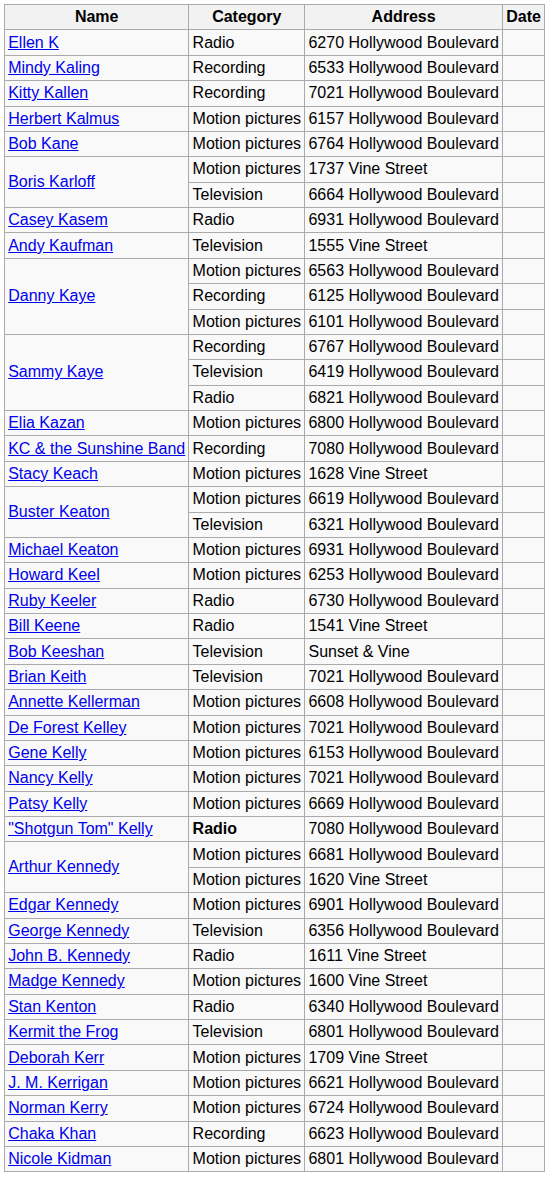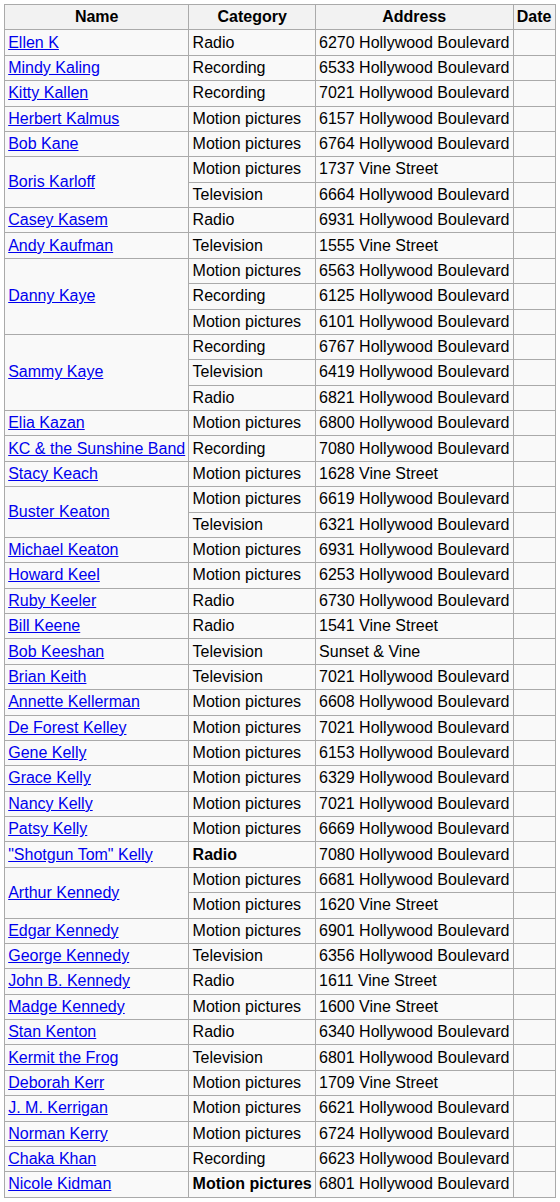+ row: (50, 778)
(247, 1159) normal -> (252, 1184) bold
